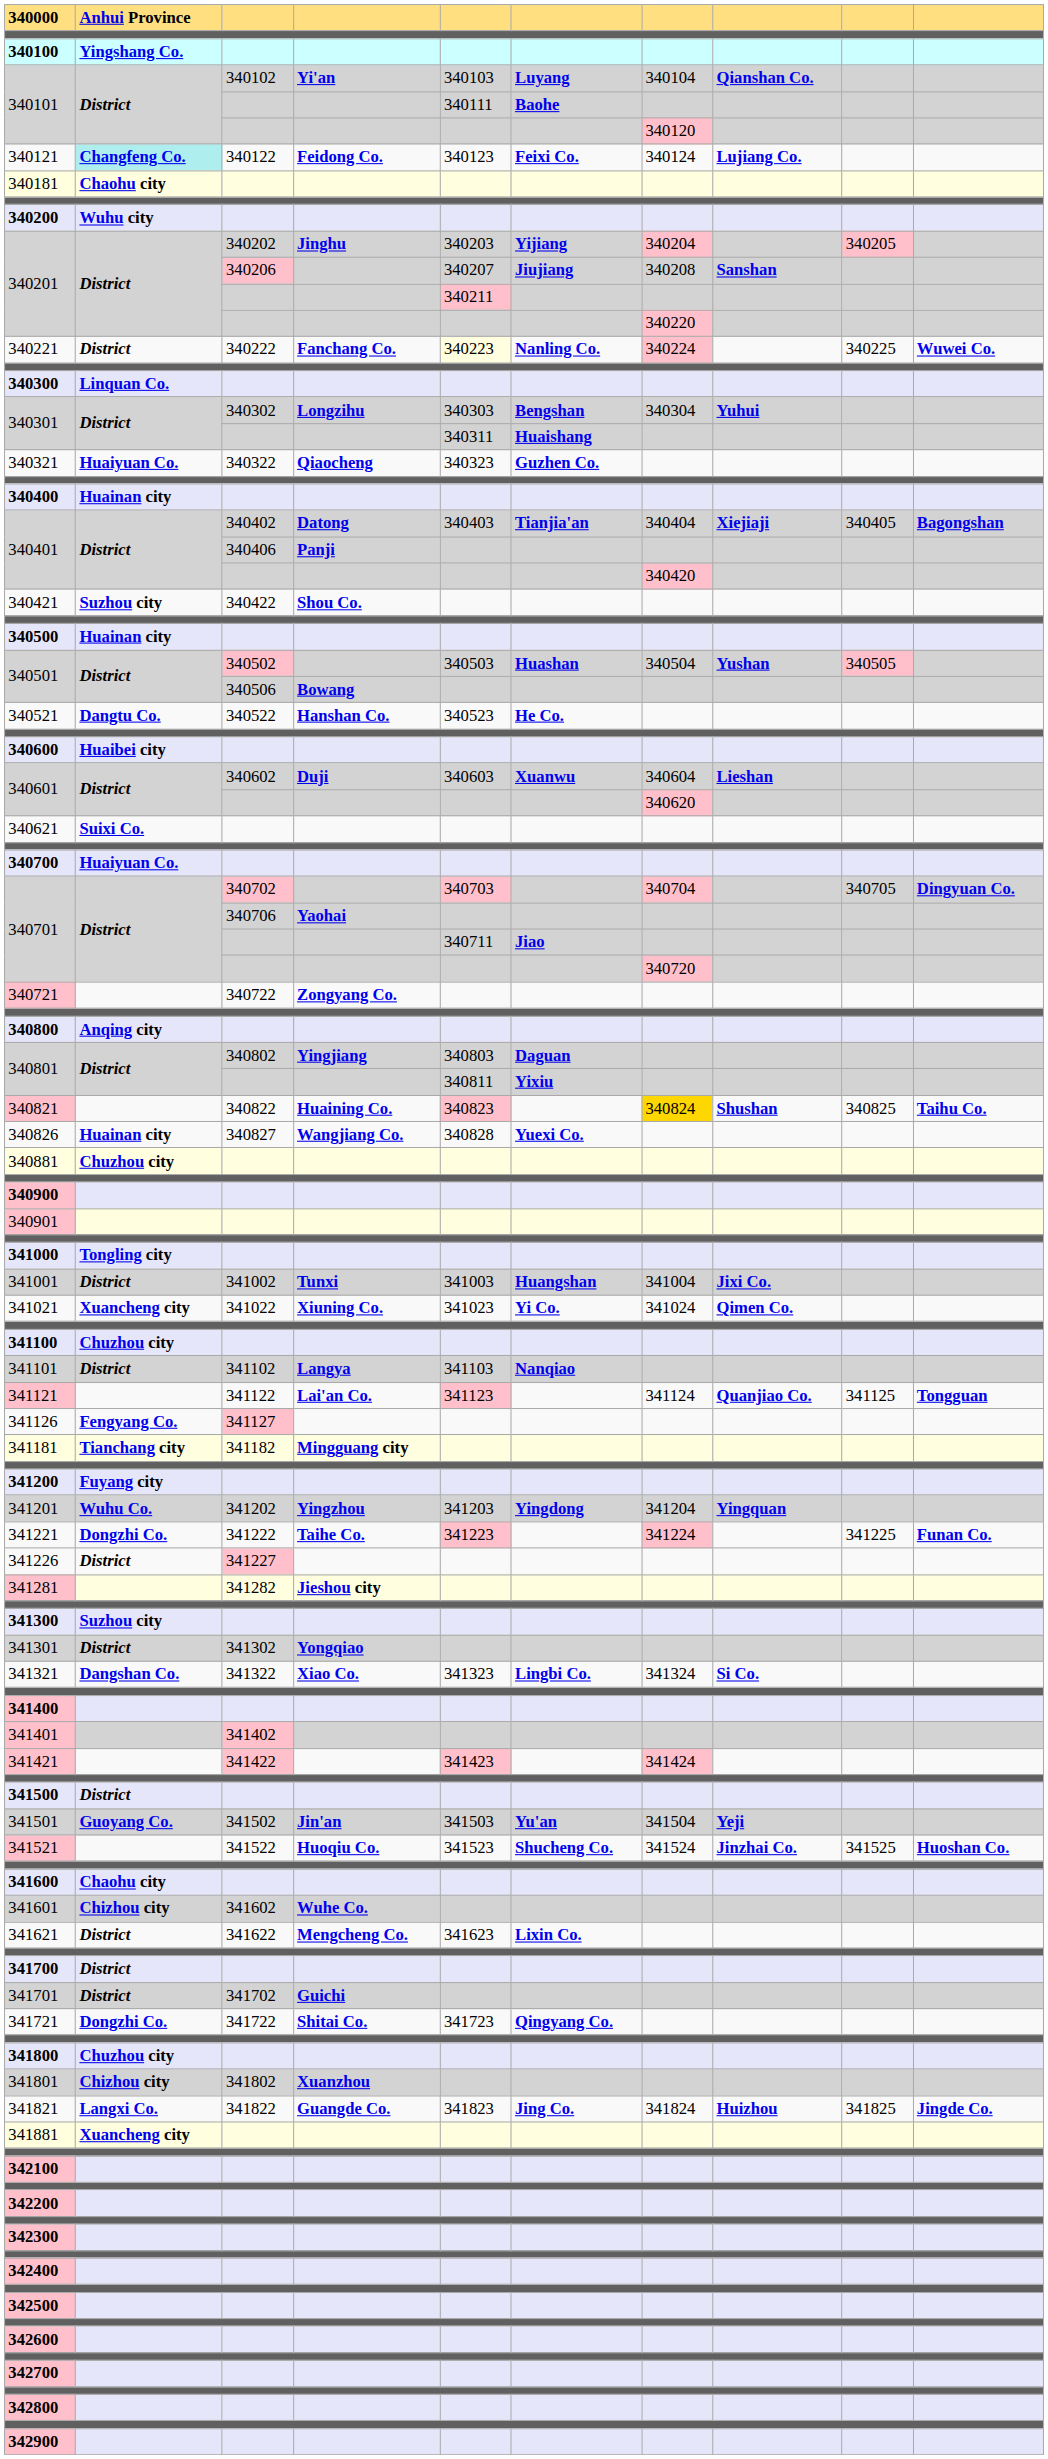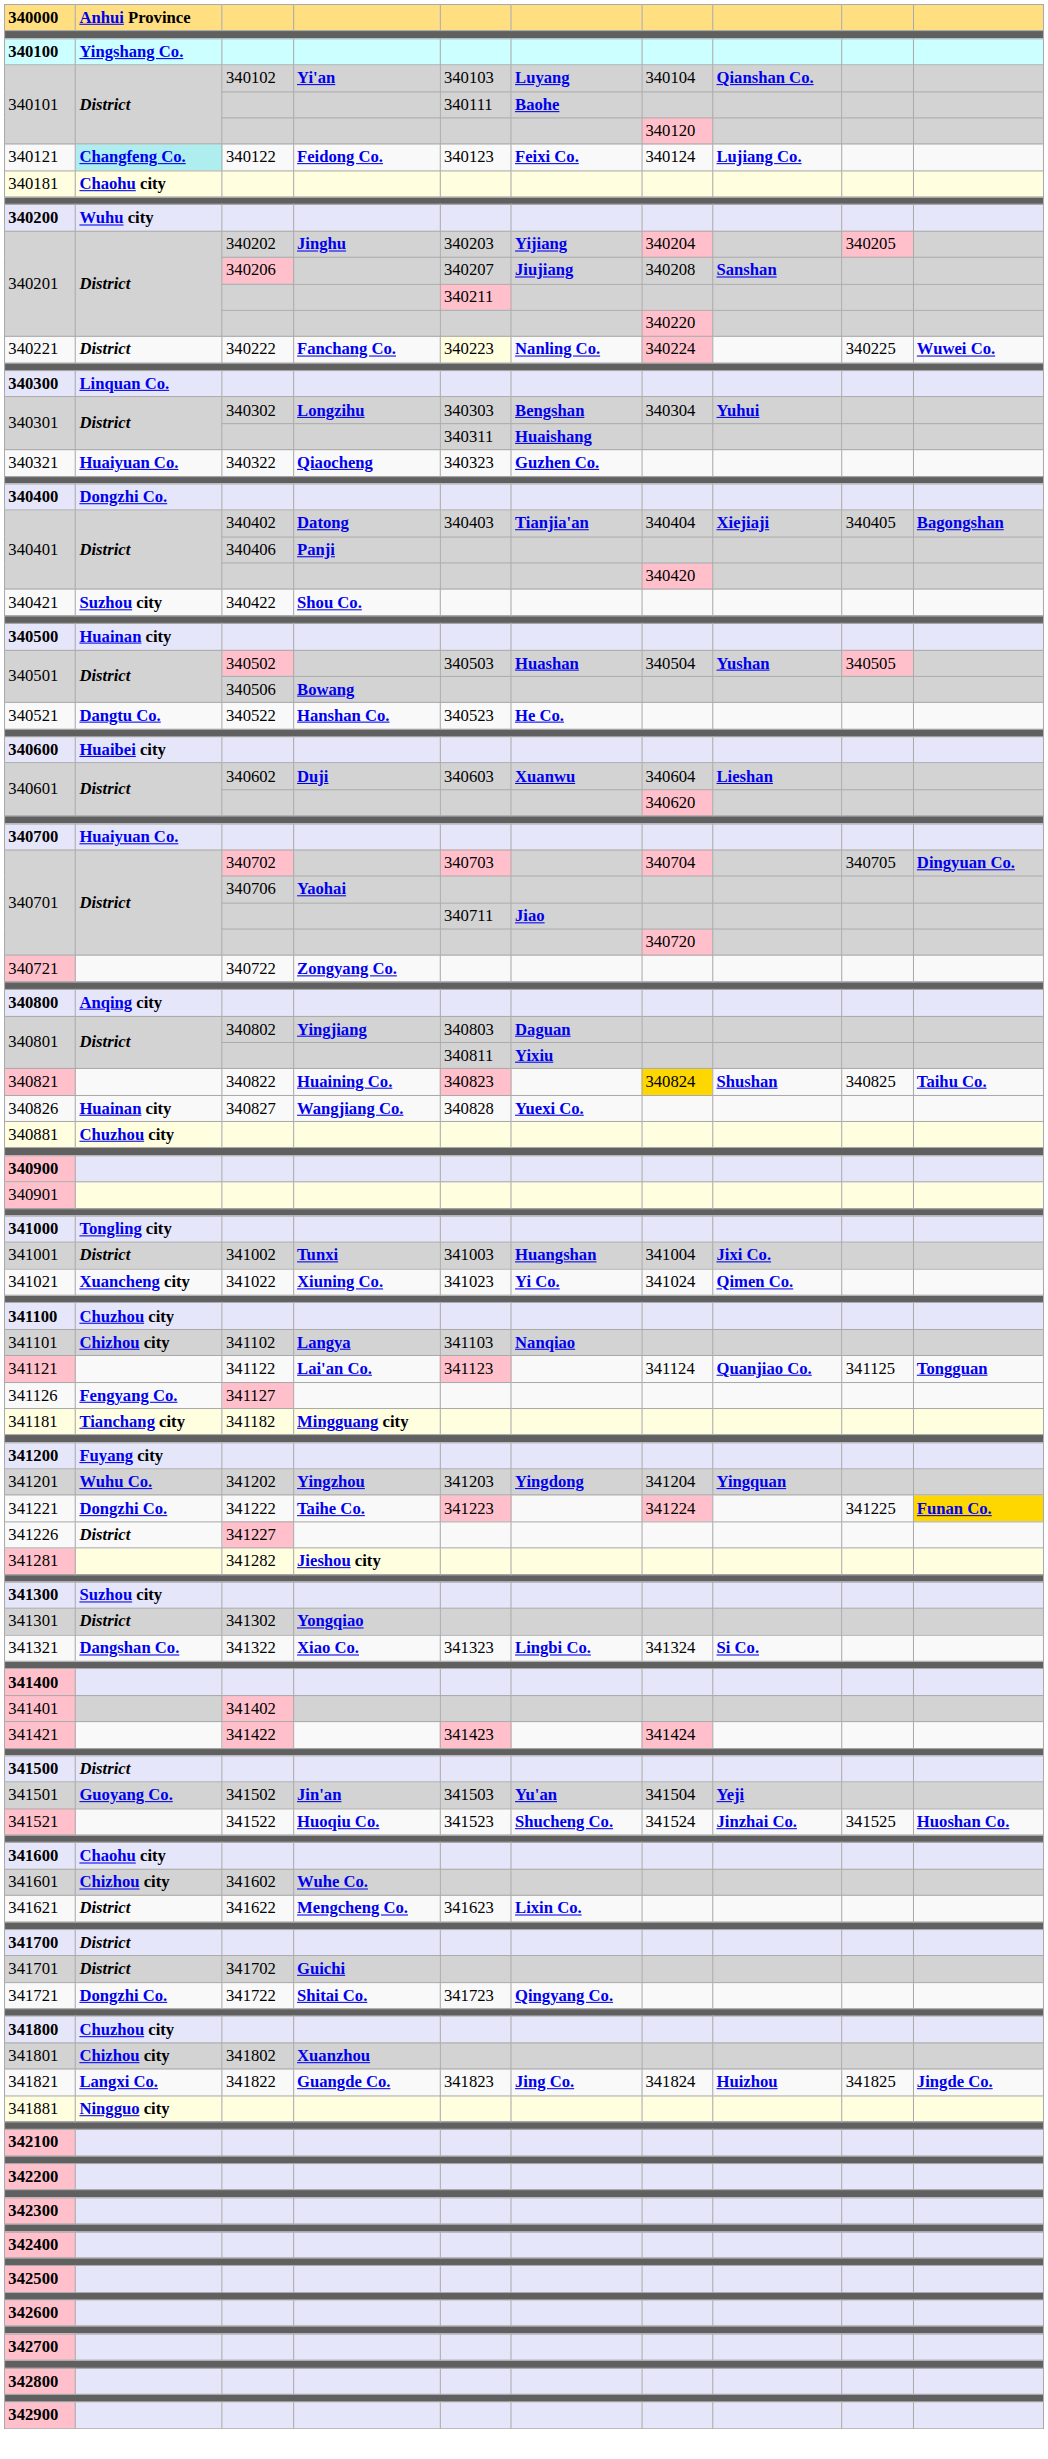(125, 497) Huainan city -> (123, 497) Dongzhi Co.
- row: (33, 829)
(105, 1368) District -> (124, 1342) Chizhou city
(954, 1534) no background -> (954, 1508) gold background
(135, 2135) Xuancheng city -> (124, 2108) Ningguo city
